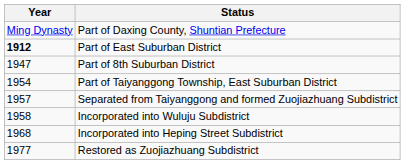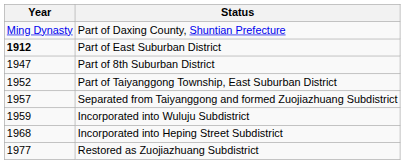(19, 82) 1954 -> (19, 82) 1952
(19, 116) 1958 -> (19, 116) 1959
